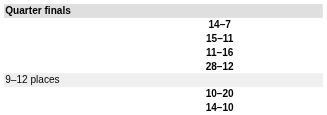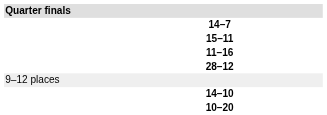rows swapped: (220, 94) <-> (220, 108)
